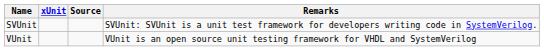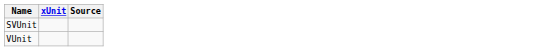- column: (321, 11)
